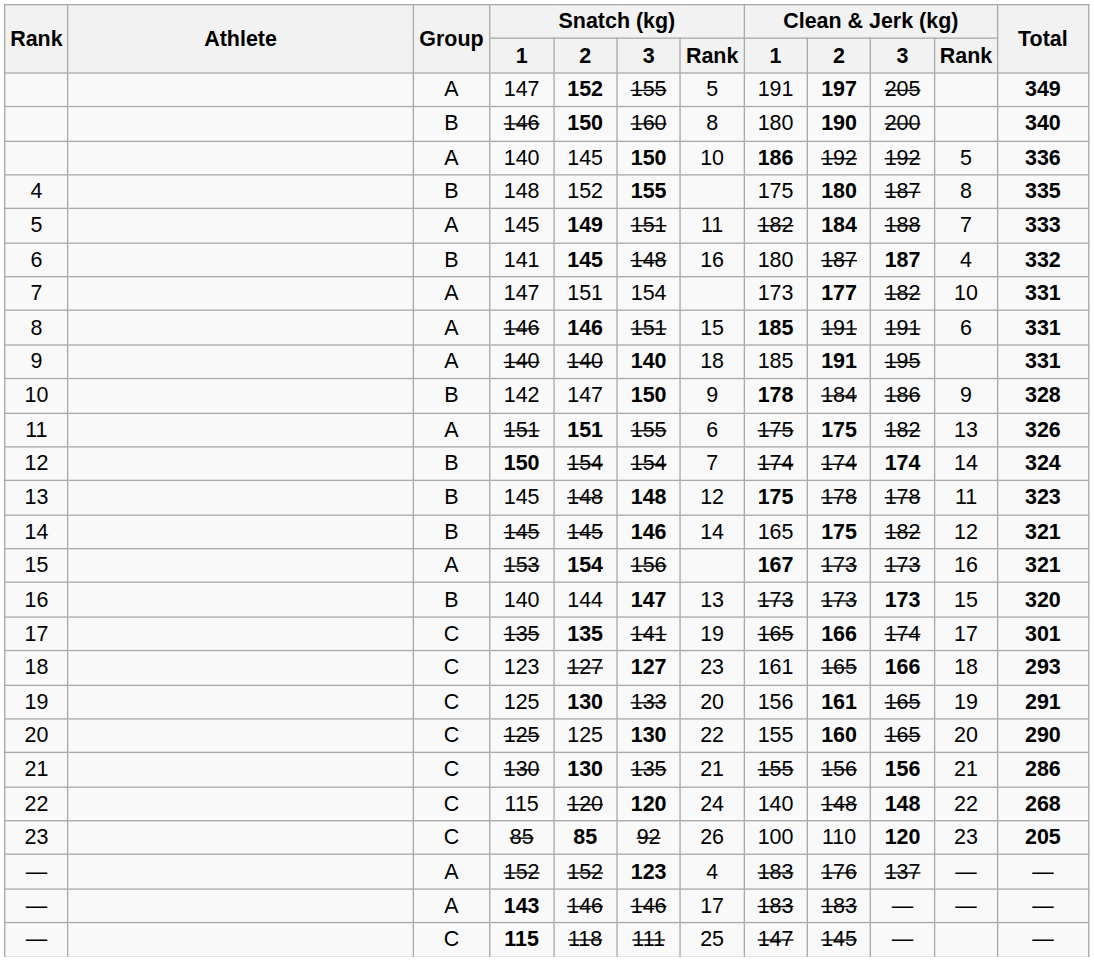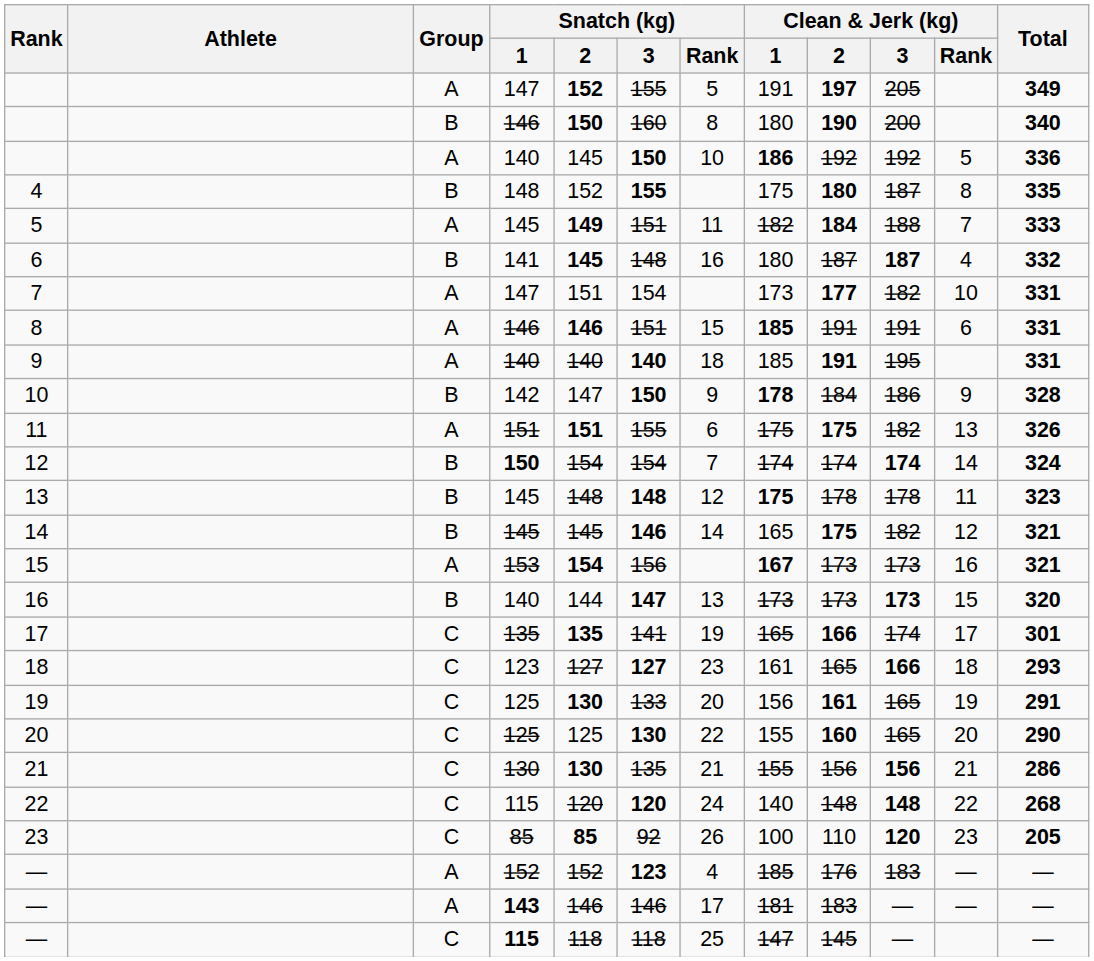(776, 871) 183 -> (776, 871) 185
(903, 871) 137 -> (903, 871) 183
(776, 905) 183 -> (776, 905) 181
(649, 939) 111 -> (649, 939) 118
